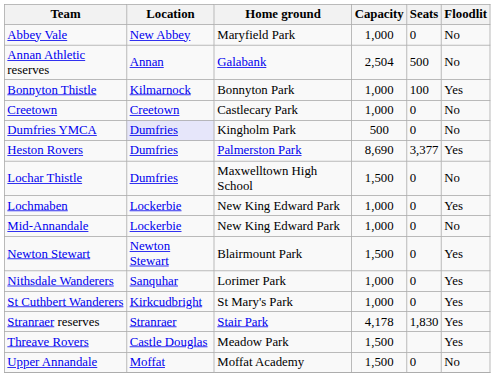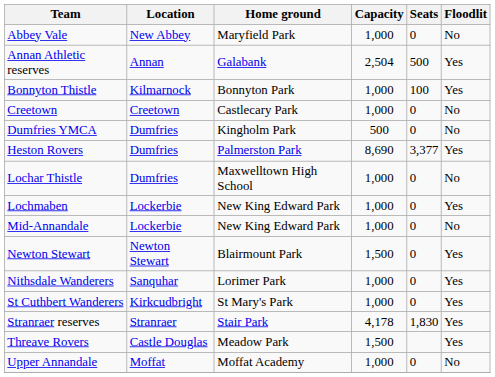(452, 62) No -> (454, 62) Yes
(154, 130) lavender background -> (154, 130) no background
(379, 178) 1,500 -> (379, 178) 1,000
(379, 362) 1,500 -> (379, 362) 1,000
